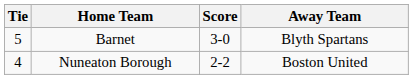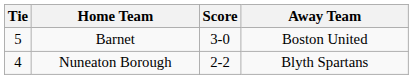(325, 39) Blyth Spartans -> (325, 39) Boston United
(325, 62) Boston United -> (325, 62) Blyth Spartans
